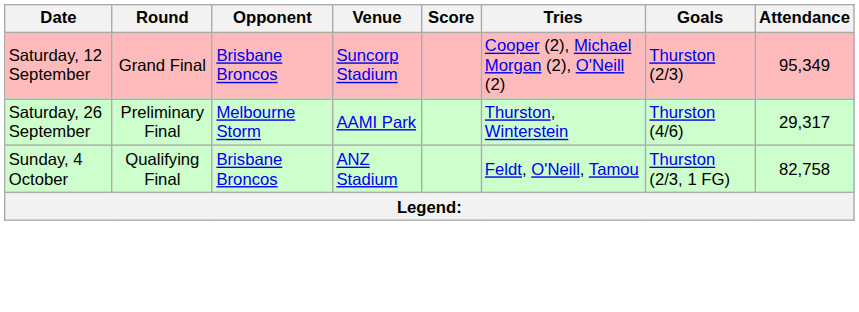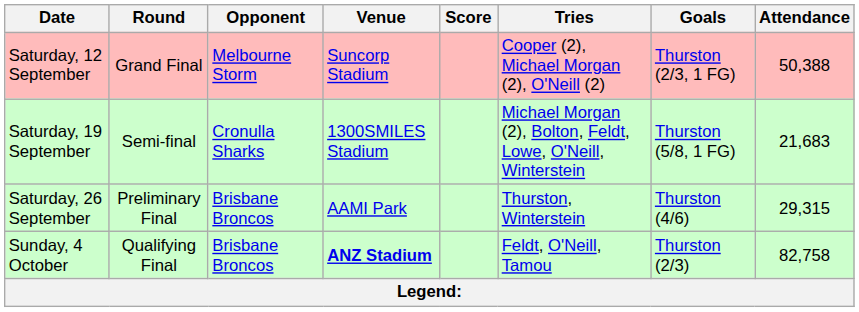(249, 65) Brisbane Broncos -> (252, 65) Melbourne Storm
(682, 65) Thurston (2/3) -> (695, 65) Thurston (2/3, 1 FG)
(804, 65) 95,349 -> (805, 65) 50,388
+ row: (55, 142)
(256, 122) Melbourne Storm -> (245, 208) Brisbane Broncos
(804, 122) 29,317 -> (805, 208) 29,315
(367, 169) normal -> (380, 255) bold
(690, 169) Thurston (2/3, 1 FG) -> (688, 255) Thurston (2/3)
